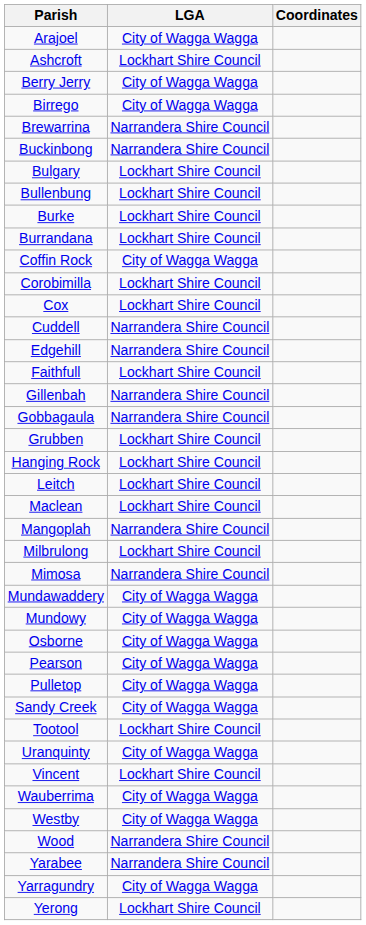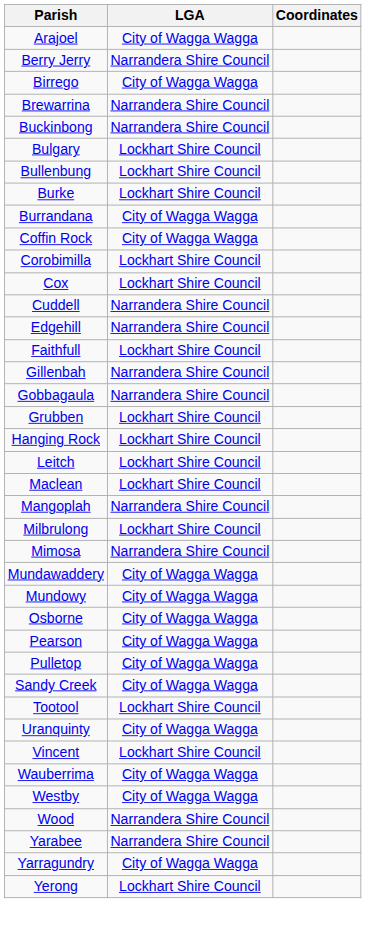- row: (56, 60)
(190, 82) City of Wagga Wagga -> (190, 60) Narrandera Shire Council
(190, 238) Lockhart Shire Council -> (190, 216) City of Wagga Wagga
